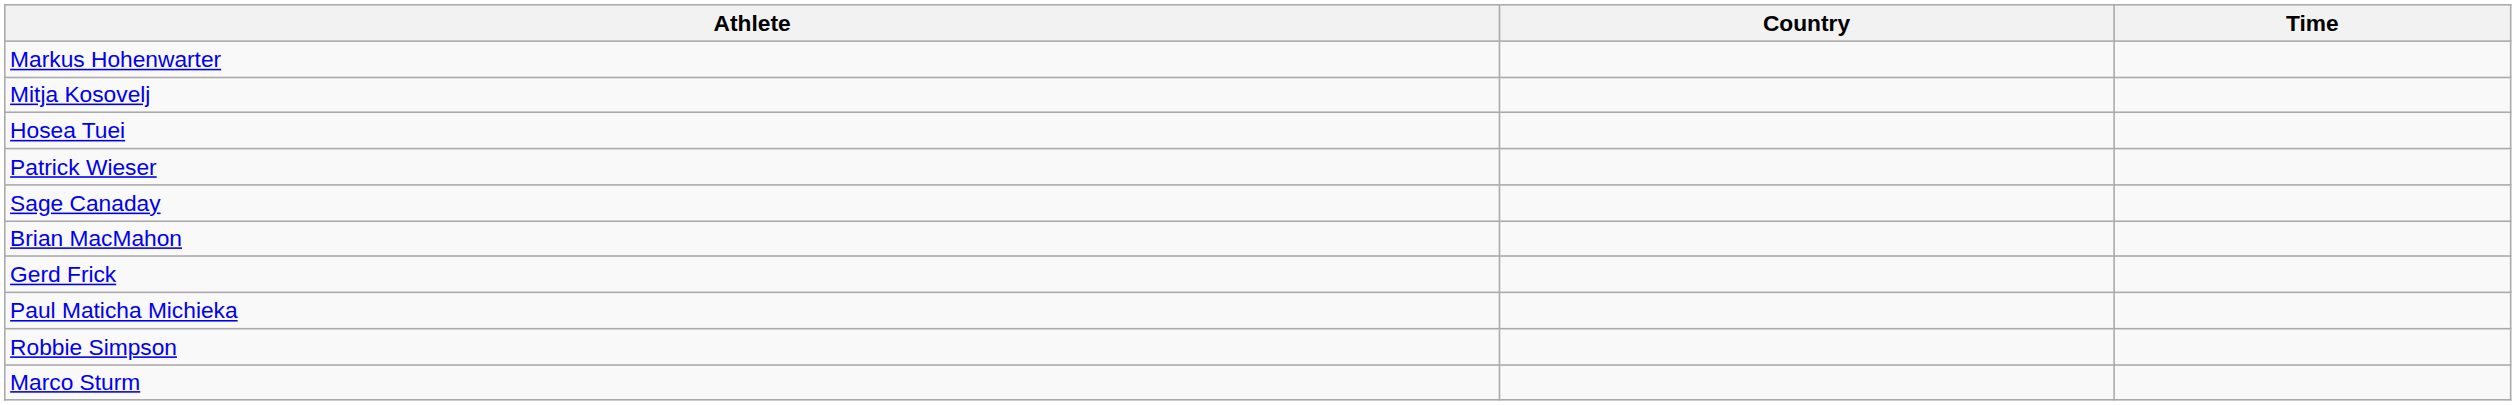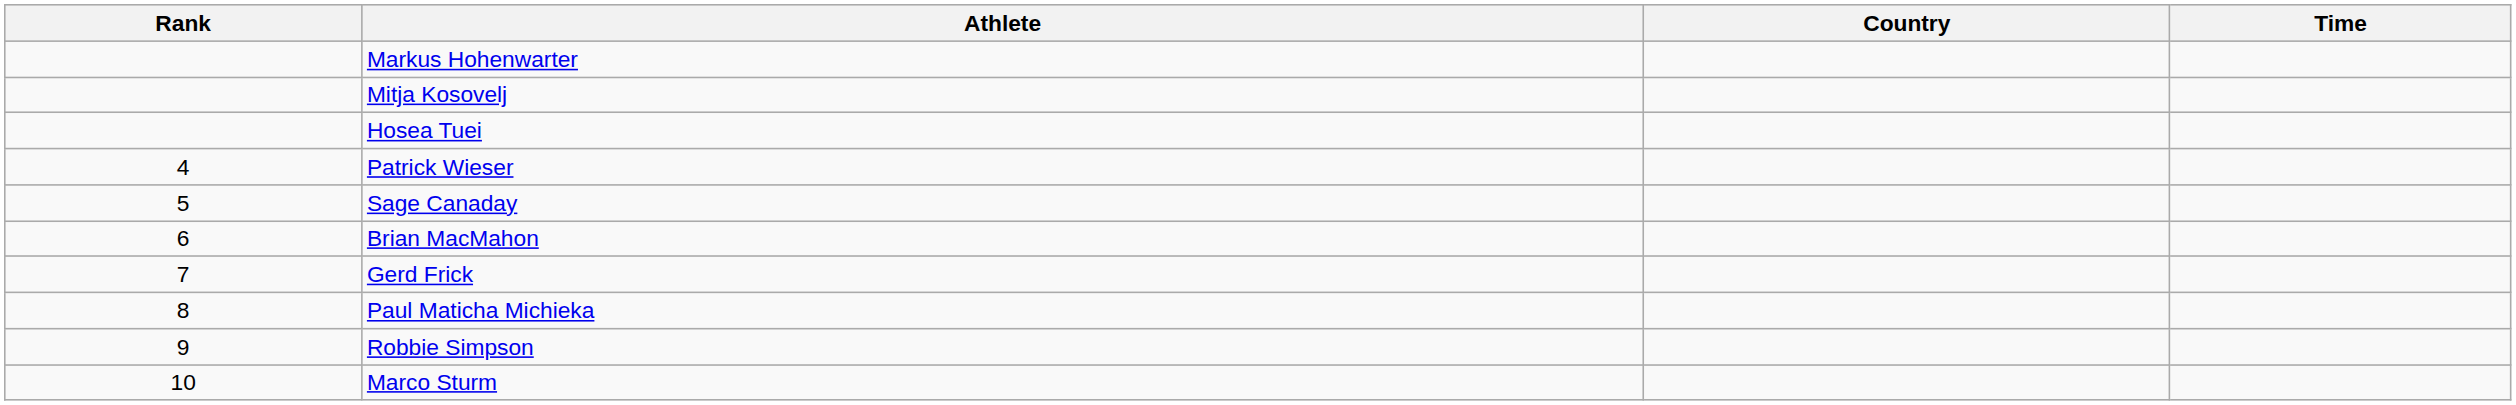+ column: (183, 23)
